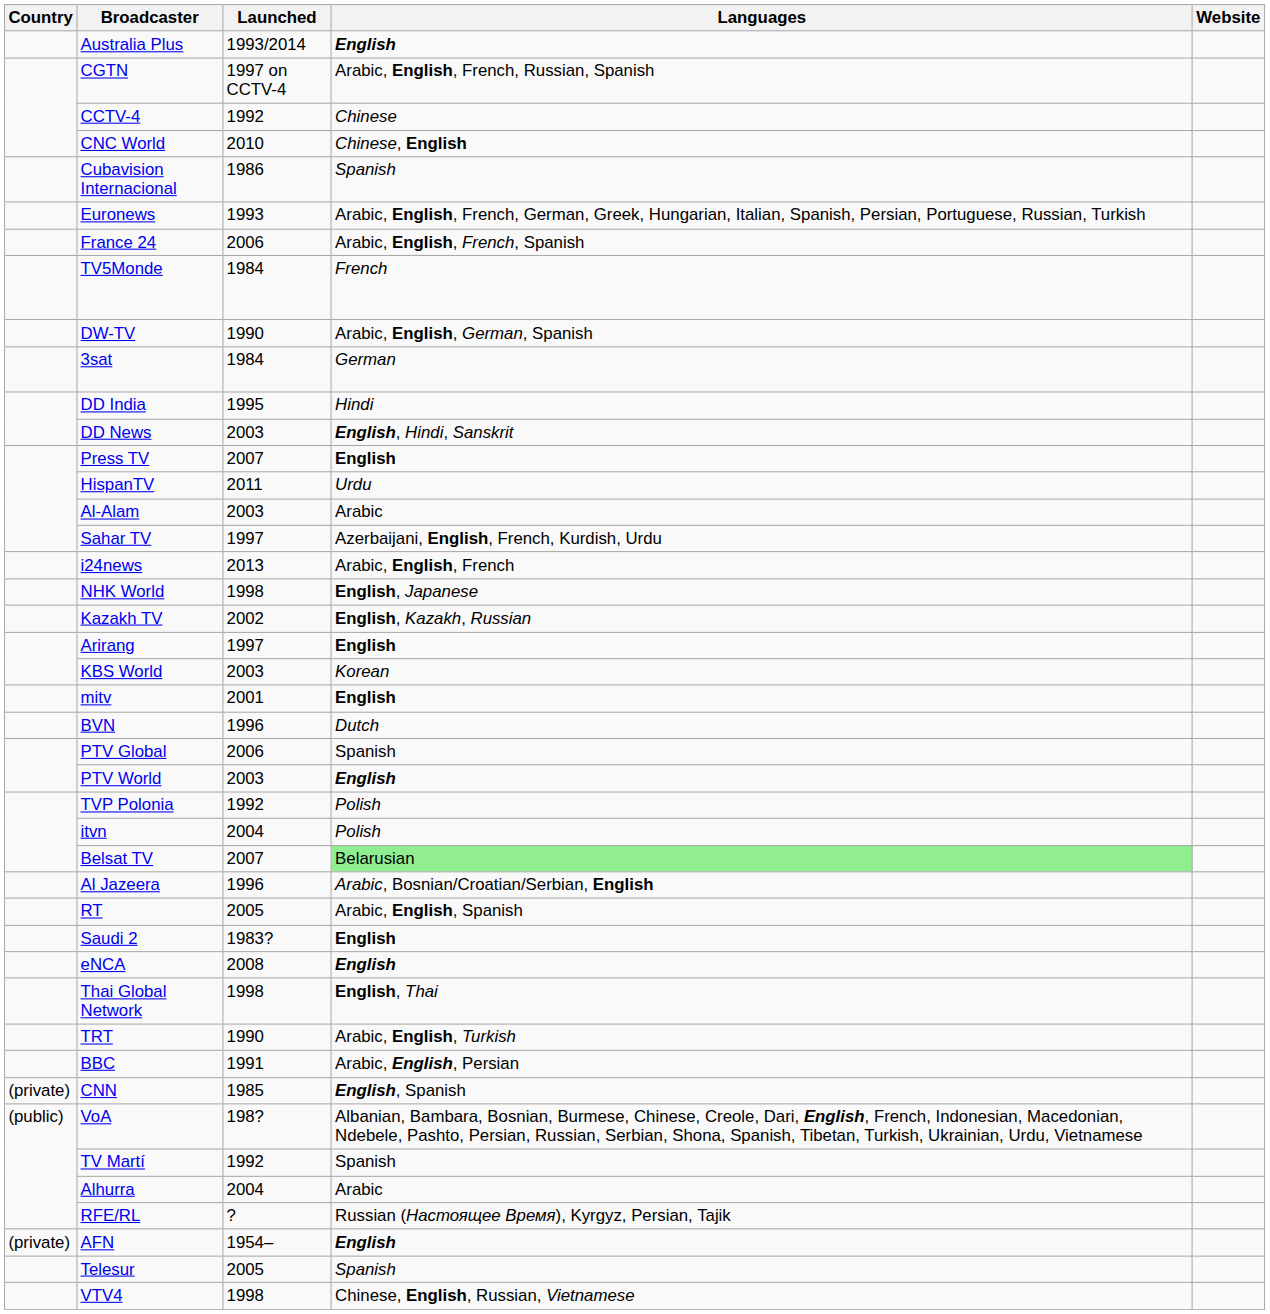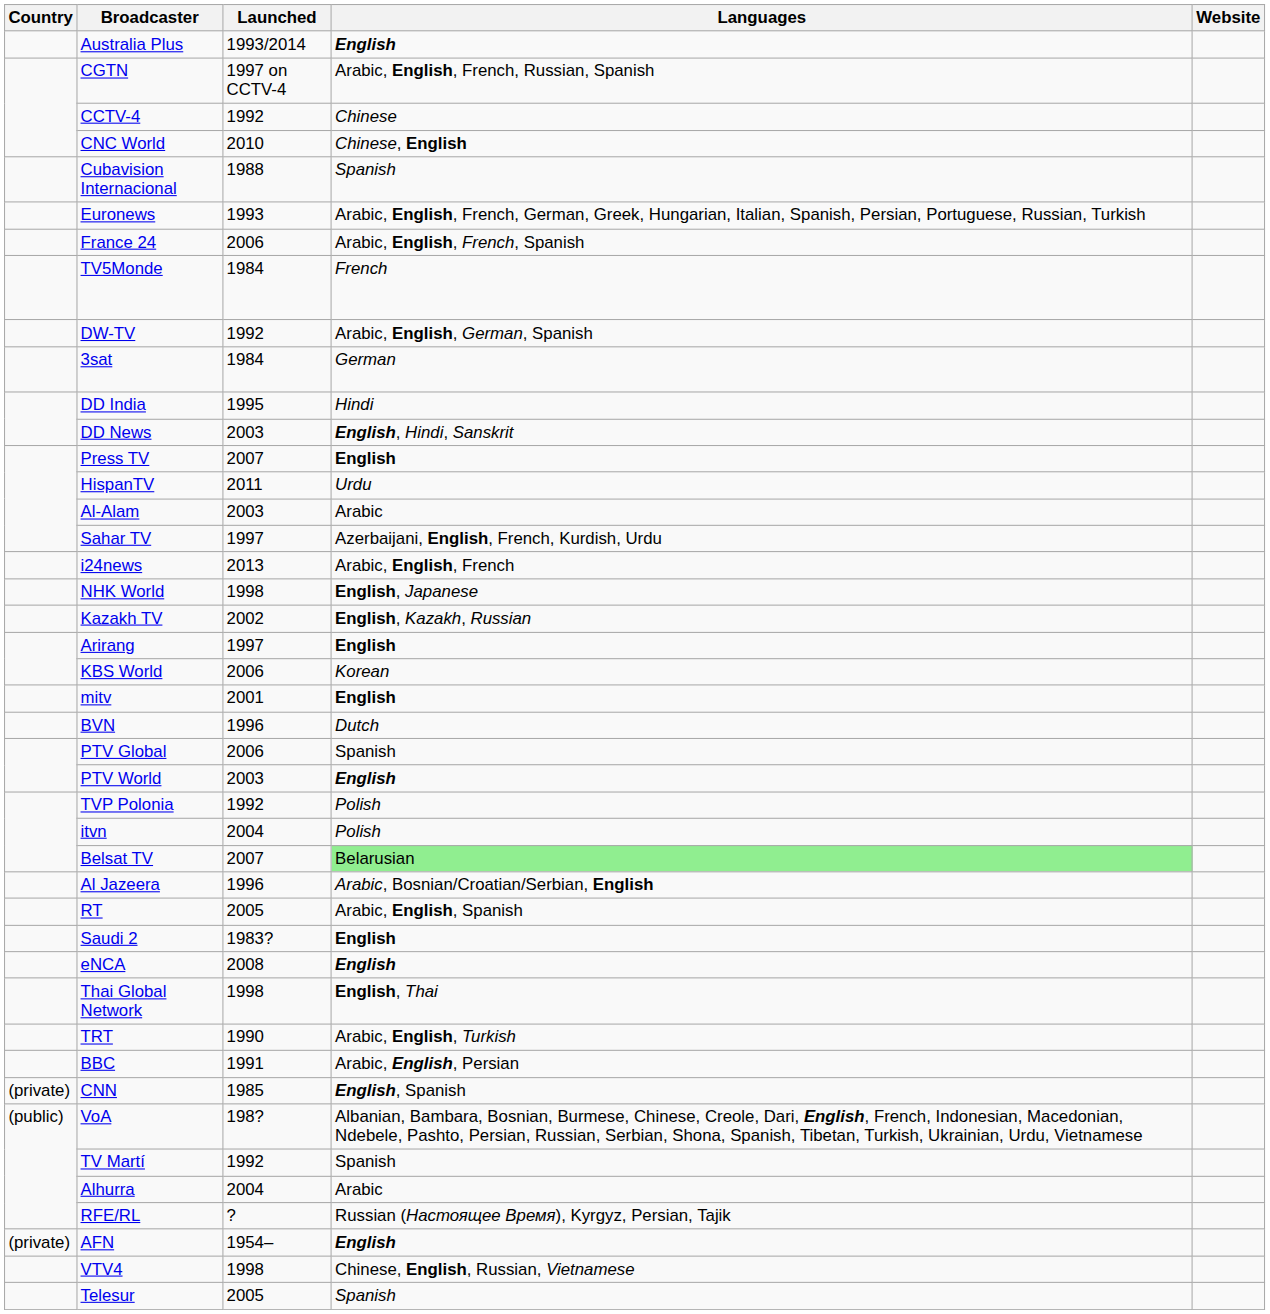(245, 169) 1986 -> (245, 169) 1988
(245, 333) 1990 -> (245, 333) 1992
(245, 671) 2003 -> (245, 671) 2006
rows swapped: (108, 1269) <-> (102, 1295)
